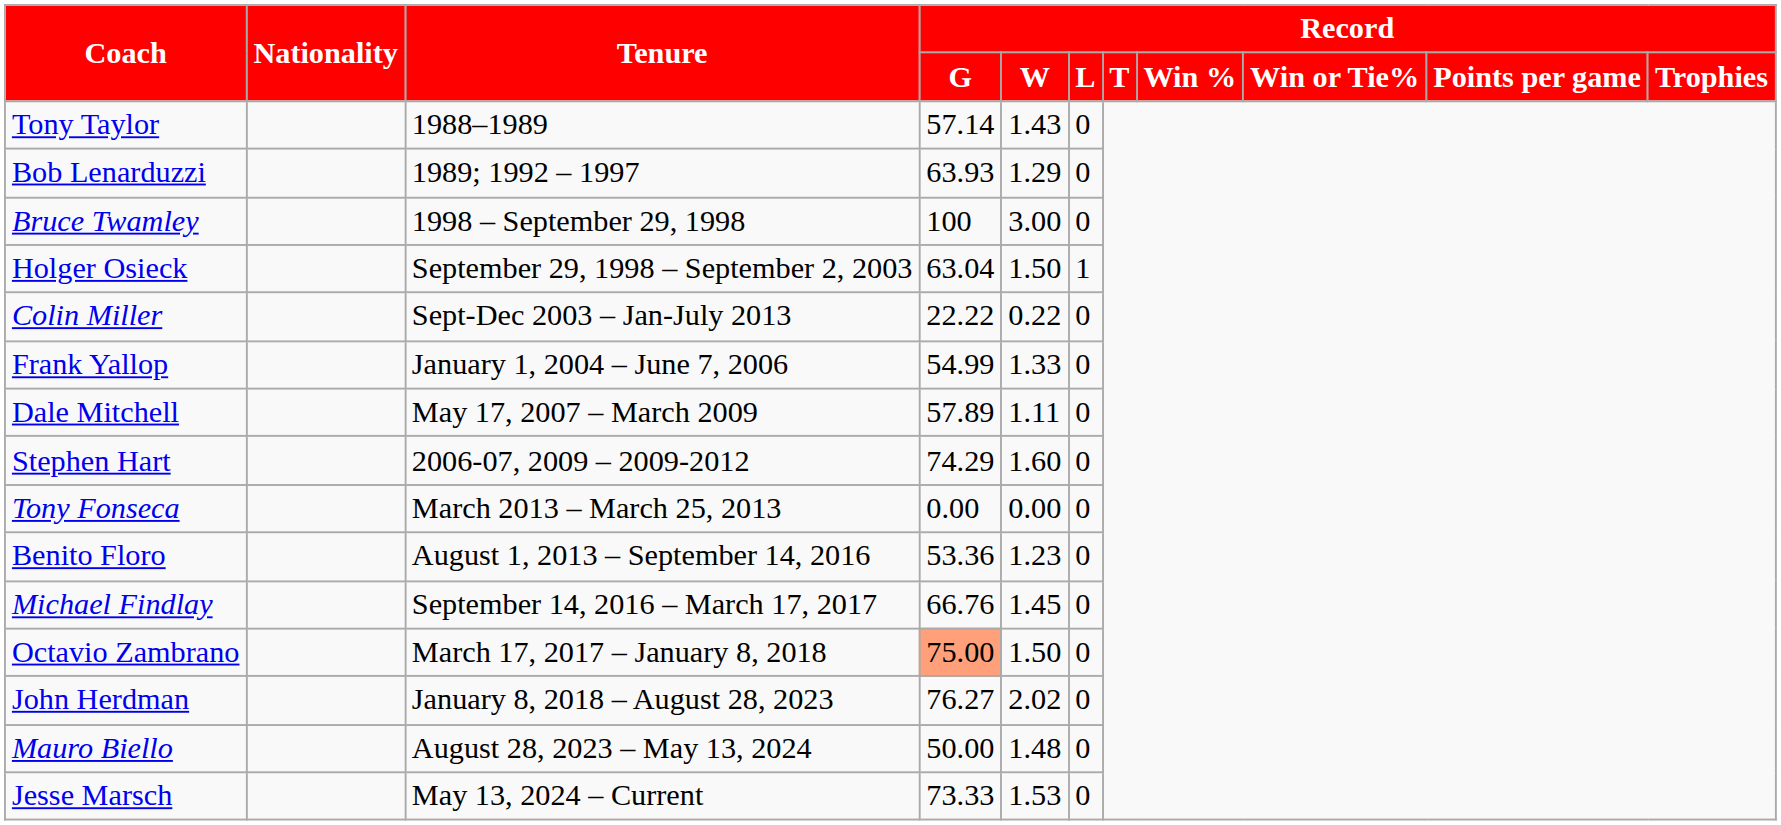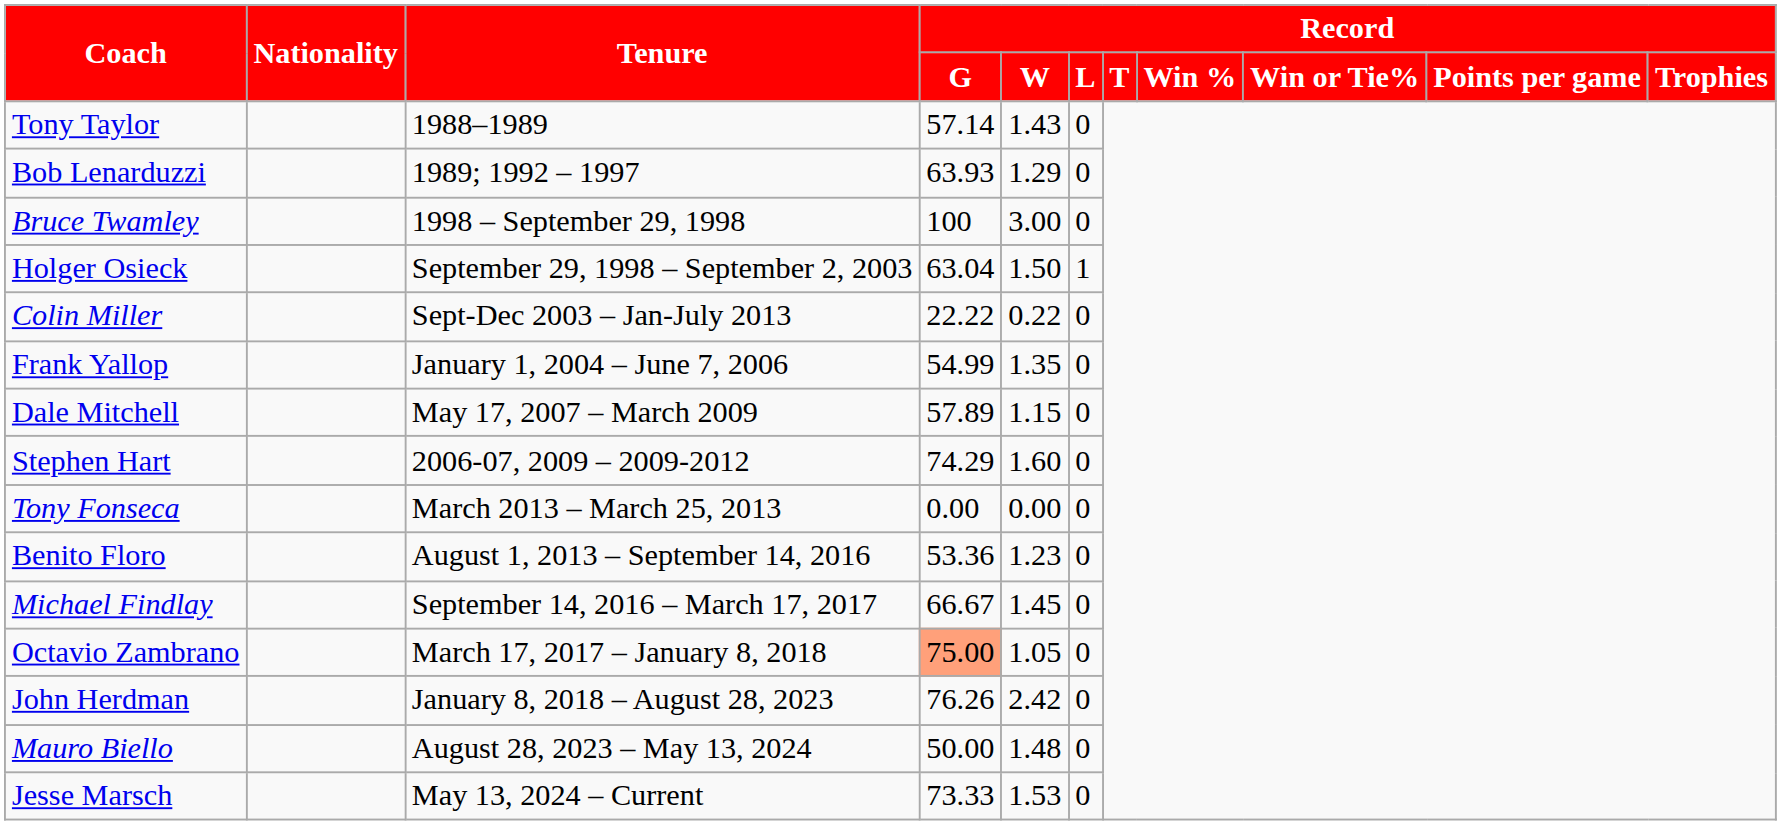(1035, 364) 1.33 -> (1035, 364) 1.35
(1034, 412) 1.11 -> (1035, 412) 1.15
(960, 603) 66.76 -> (960, 603) 66.67
(1035, 651) 1.50 -> (1035, 651) 1.05
(960, 699) 76.27 -> (960, 699) 76.26
(1035, 699) 2.02 -> (1035, 699) 2.42
